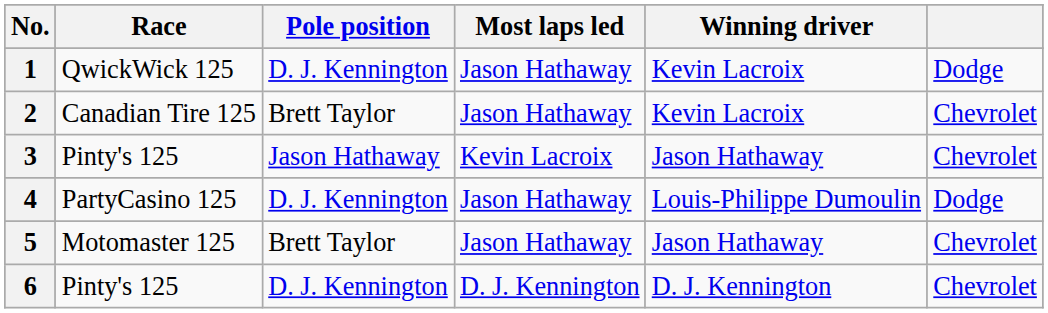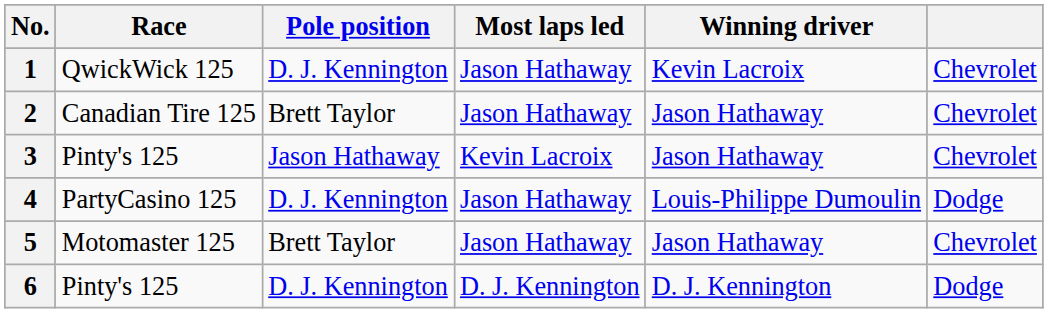(968, 69) Dodge -> (985, 69) Chevrolet
(728, 113) Kevin Lacroix -> (737, 113) Jason Hathaway
(985, 286) Chevrolet -> (968, 286) Dodge
